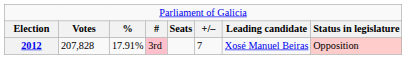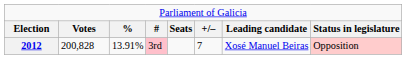(78, 45) 207,828 -> (78, 45) 200,828
(128, 45) 17.91% -> (128, 45) 13.91%
